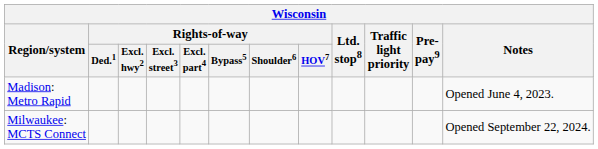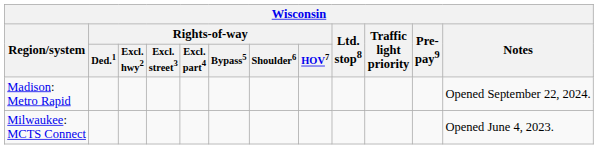(500, 93) Opened June 4, 2023. -> (518, 93) Opened September 22, 2024.
(518, 127) Opened September 22, 2024. -> (500, 127) Opened June 4, 2023.
